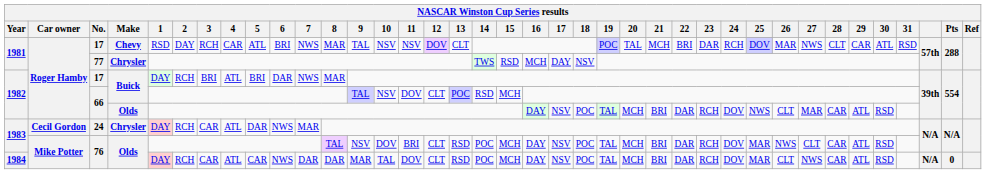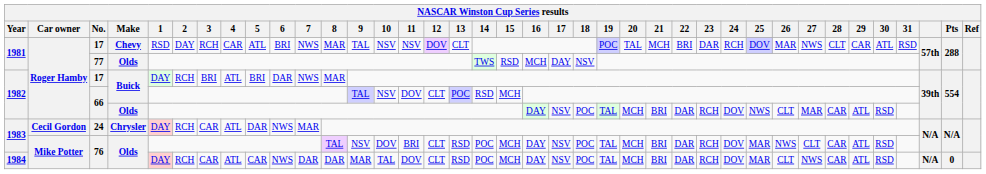(128, 61) Chrysler -> (128, 61) Olds
